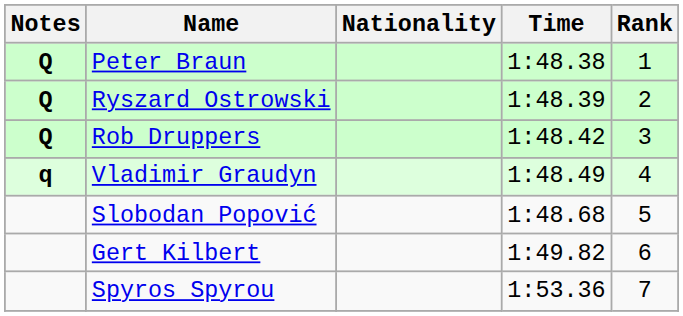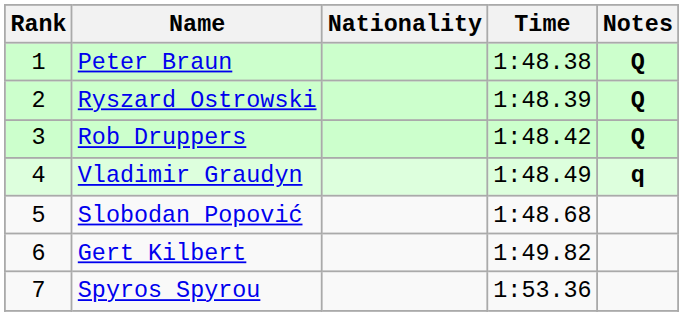columns swapped: (645, 24) <-> (46, 24)
